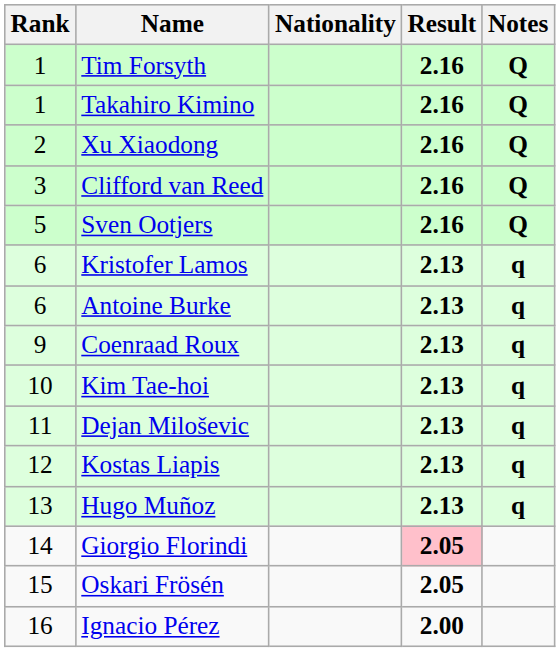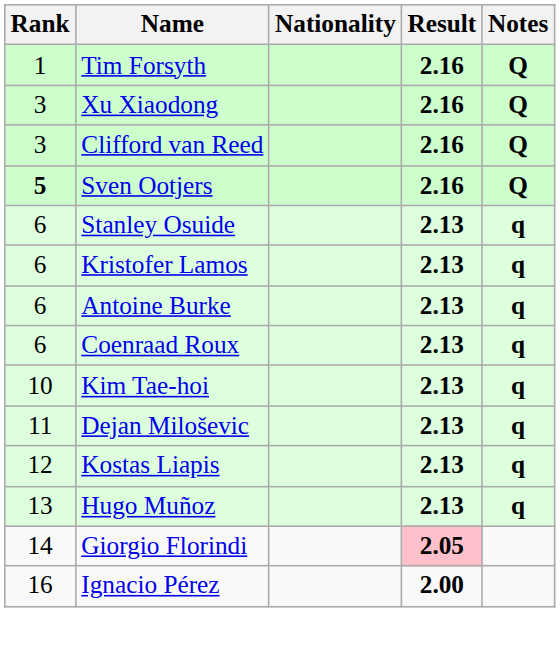- row: (168, 104)
(40, 144) 2 -> (40, 104) 3
(40, 225) normal -> (40, 184) bold
+ row: (158, 225)
(40, 345) 9 -> (40, 345) 6
- row: (153, 585)
